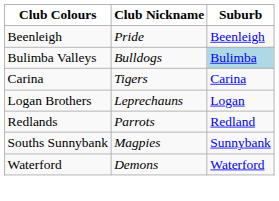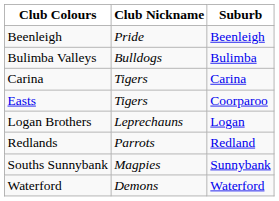(233, 57) lightblue background -> (233, 57) no background
+ row: (22, 100)
